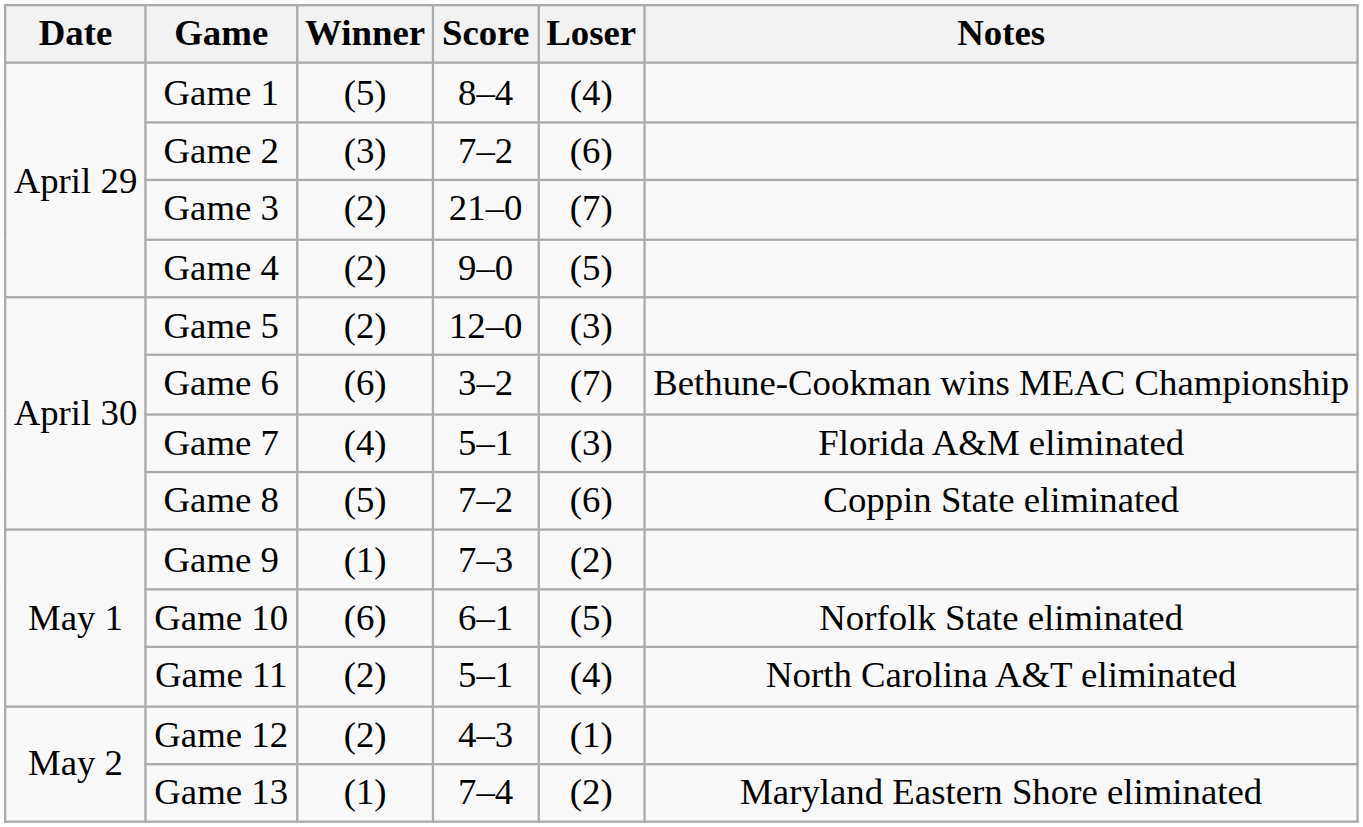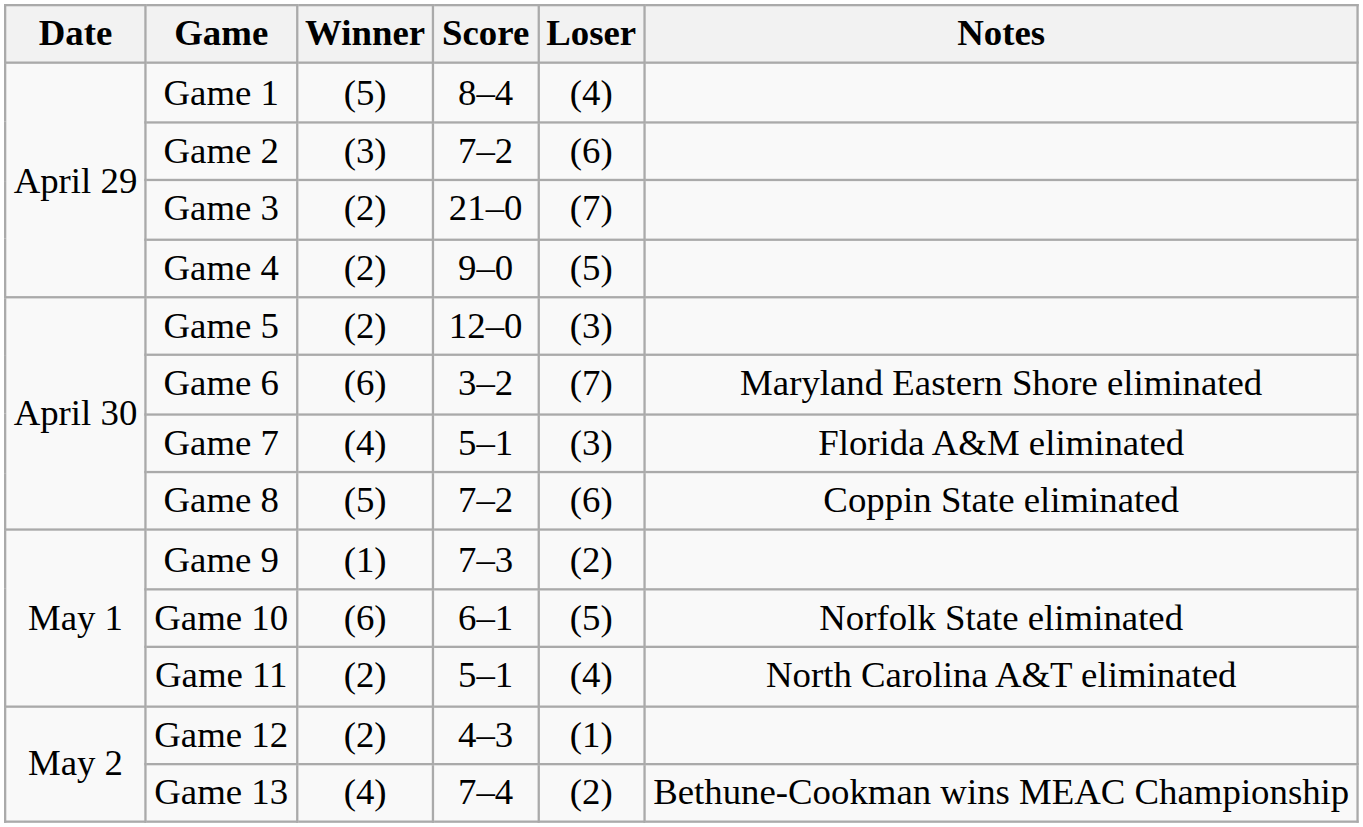(1001, 383) Bethune-Cookman wins MEAC Championship -> (1001, 383) Maryland Eastern Shore eliminated
(365, 792) (1) -> (365, 792) (4)
(1001, 792) Maryland Eastern Shore eliminated -> (1001, 792) Bethune-Cookman wins MEAC Championship
